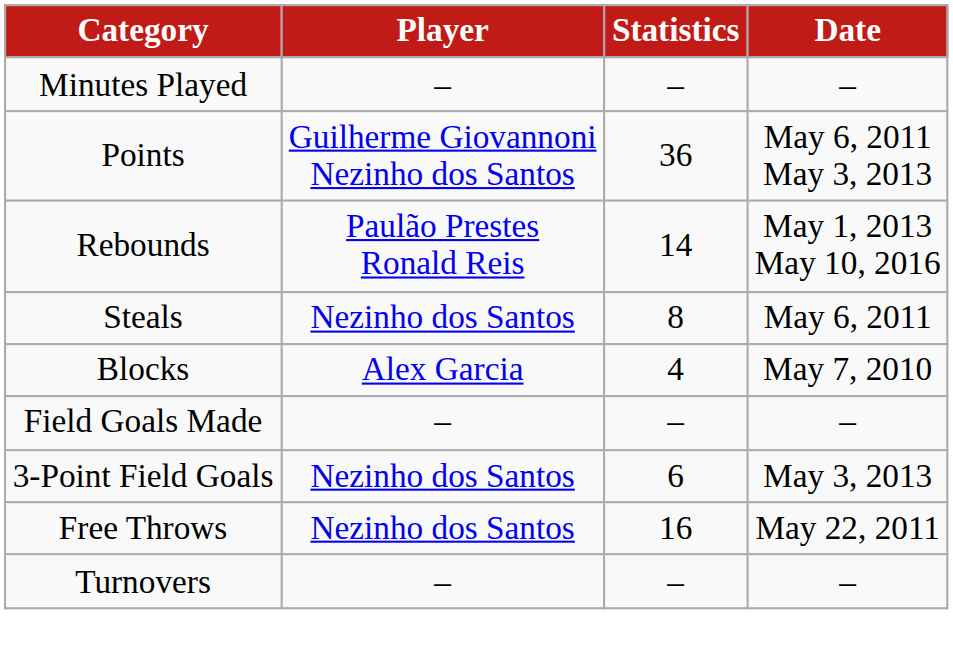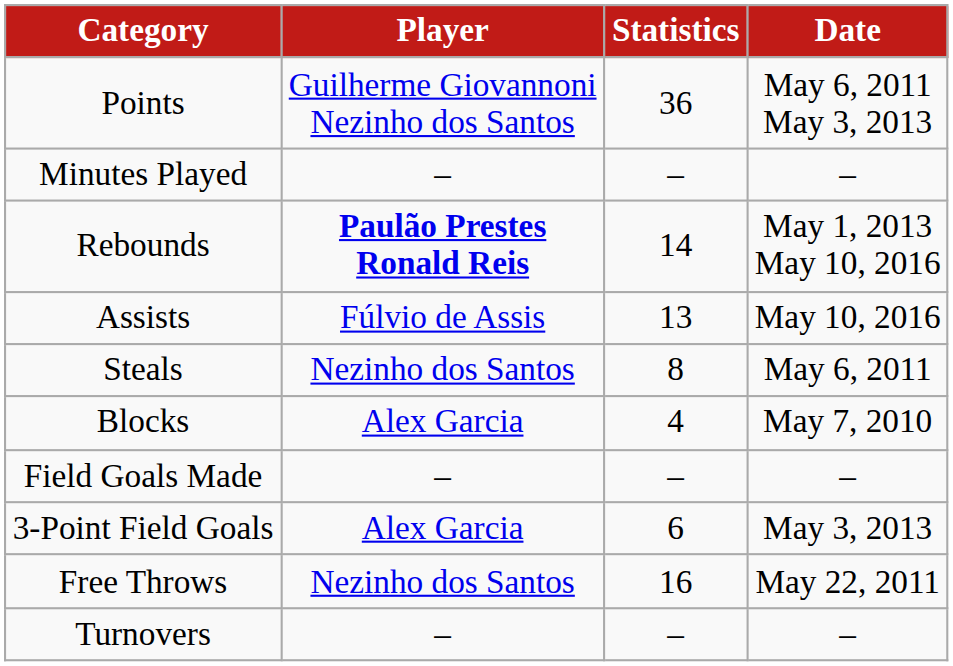rows swapped: (143, 155) <-> (143, 83)
(443, 245) normal -> (443, 245) bold
+ row: (143, 316)
(443, 475) Nezinho dos Santos -> (443, 528) Alex Garcia
